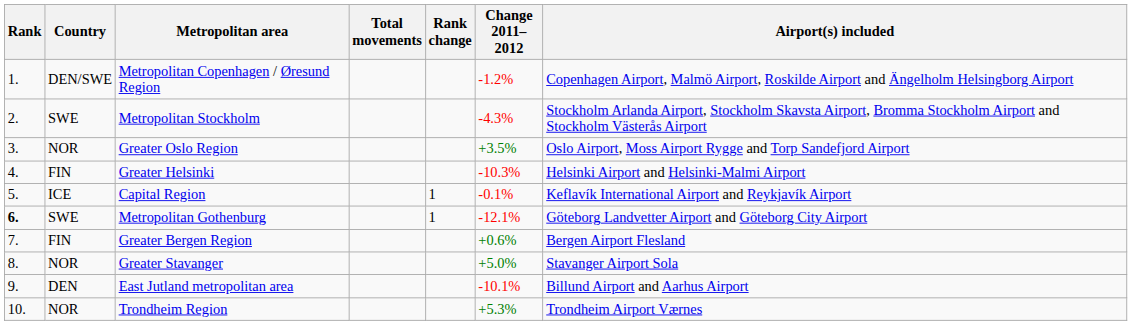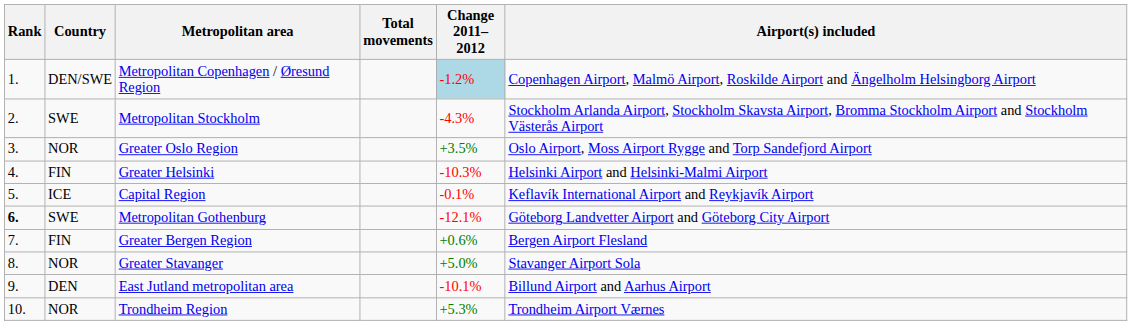- column: (450, 32)
(496, 79) no background -> (457, 79) lightblue background
